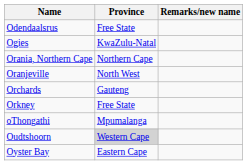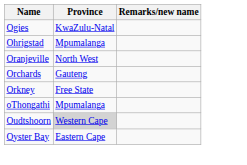- row: (32, 27)
+ row: (25, 43)
- row: (50, 59)
